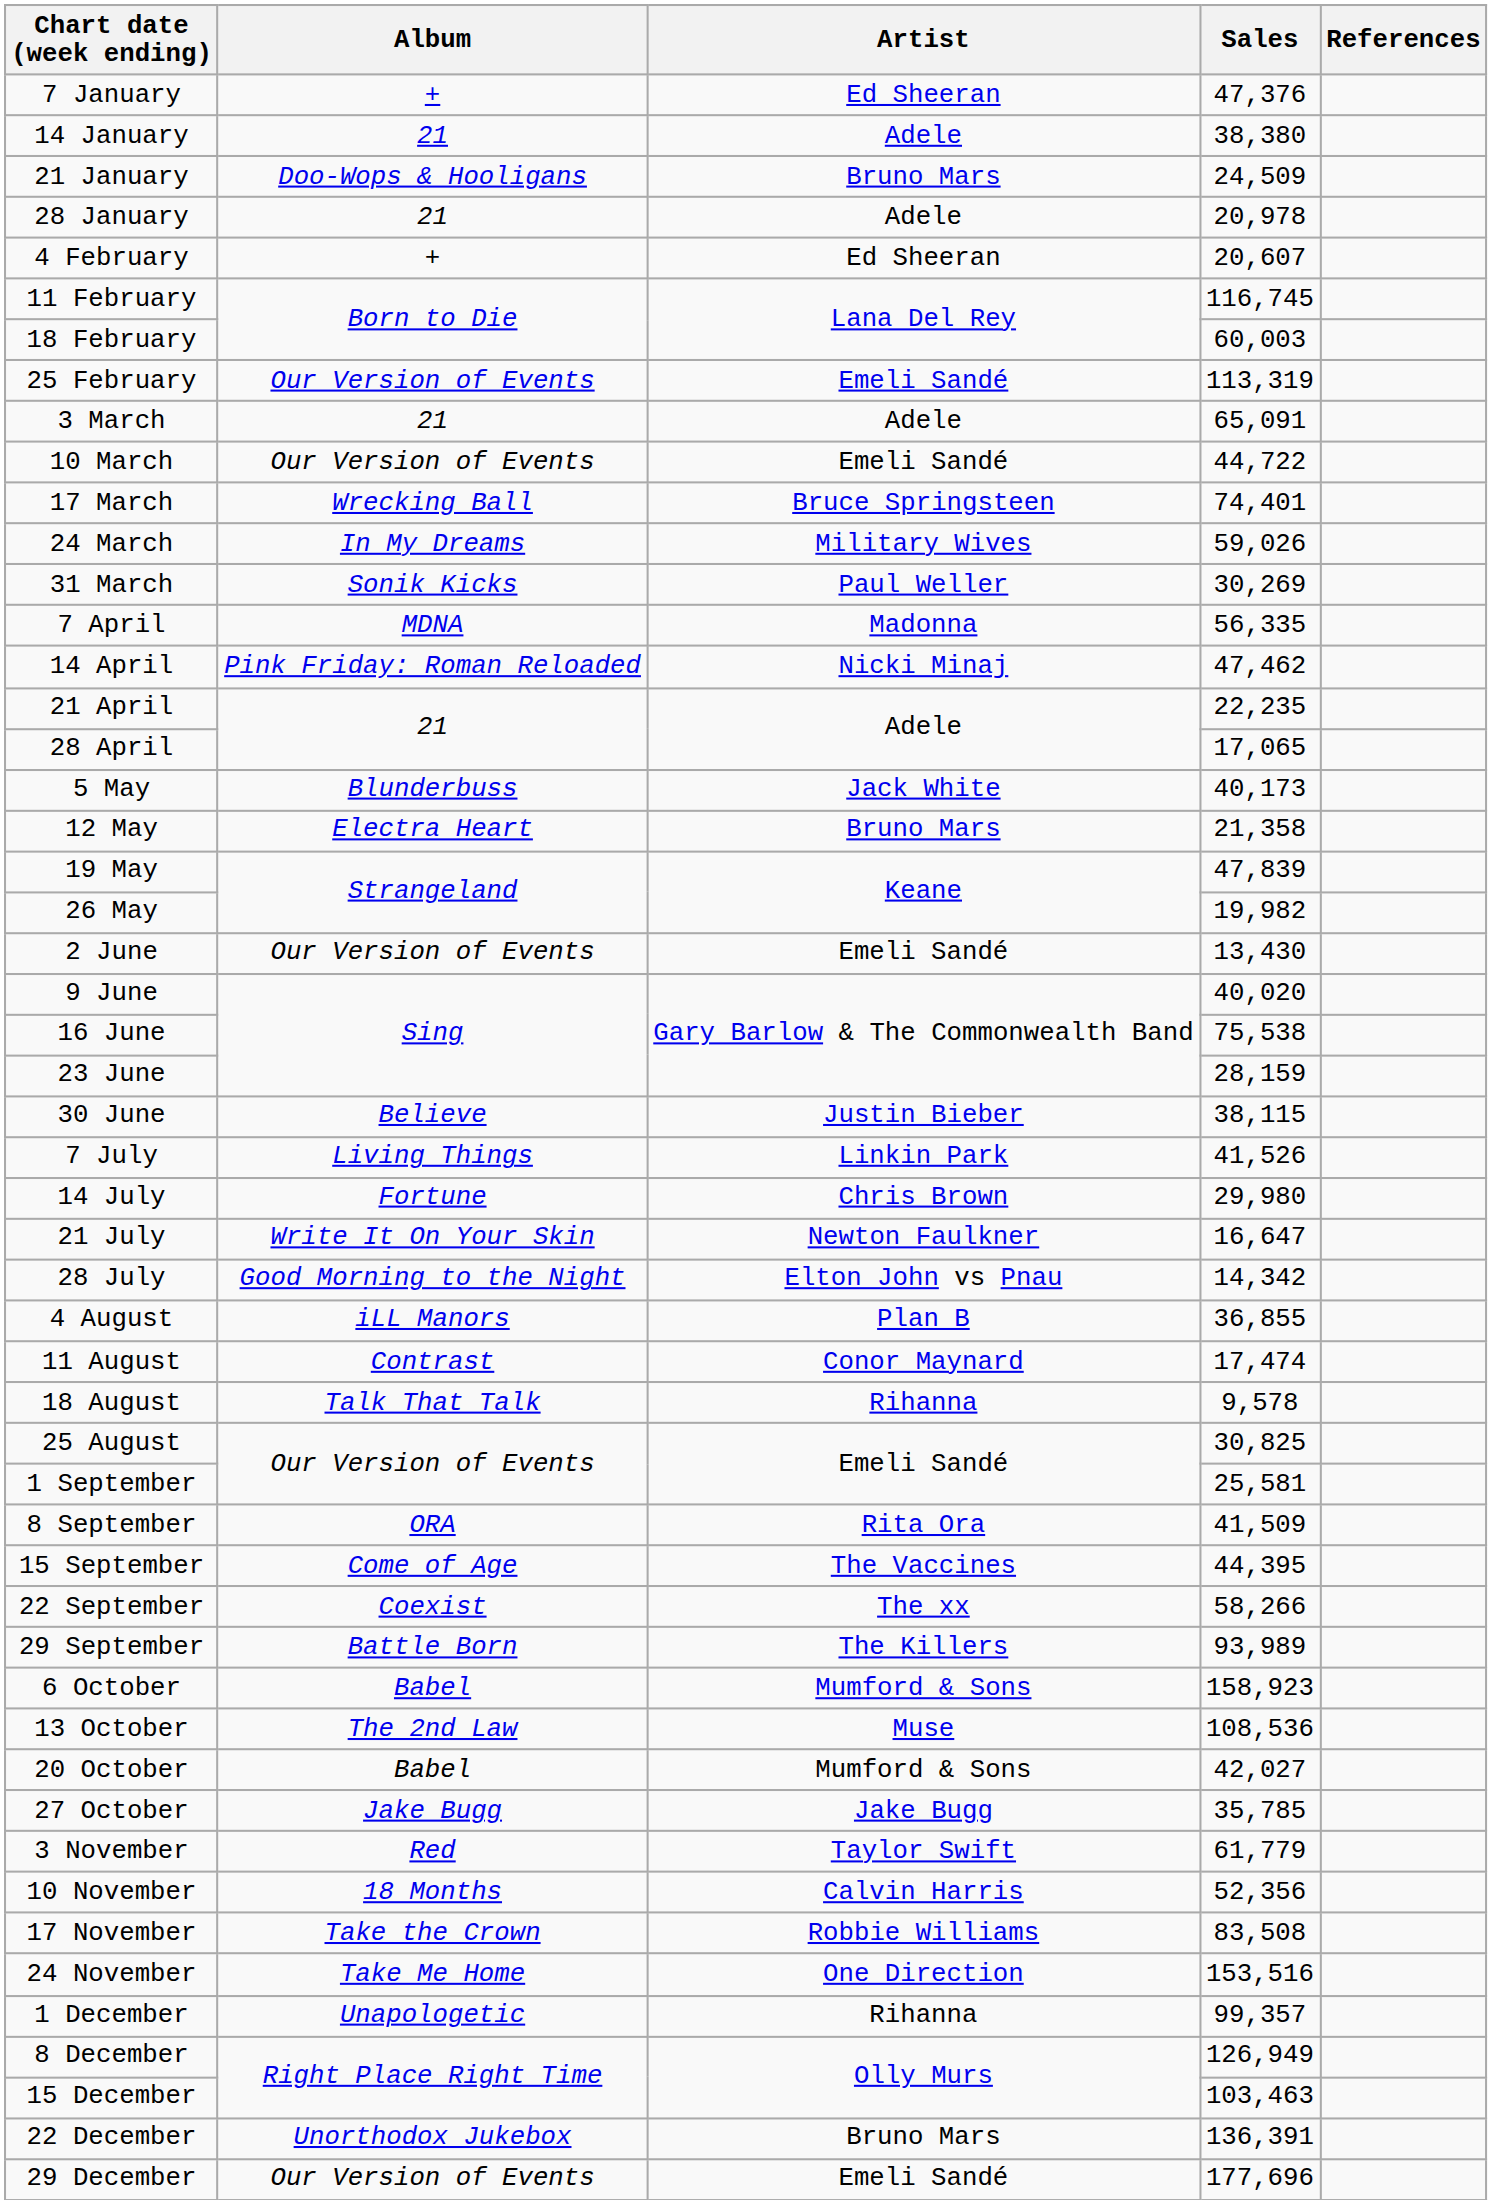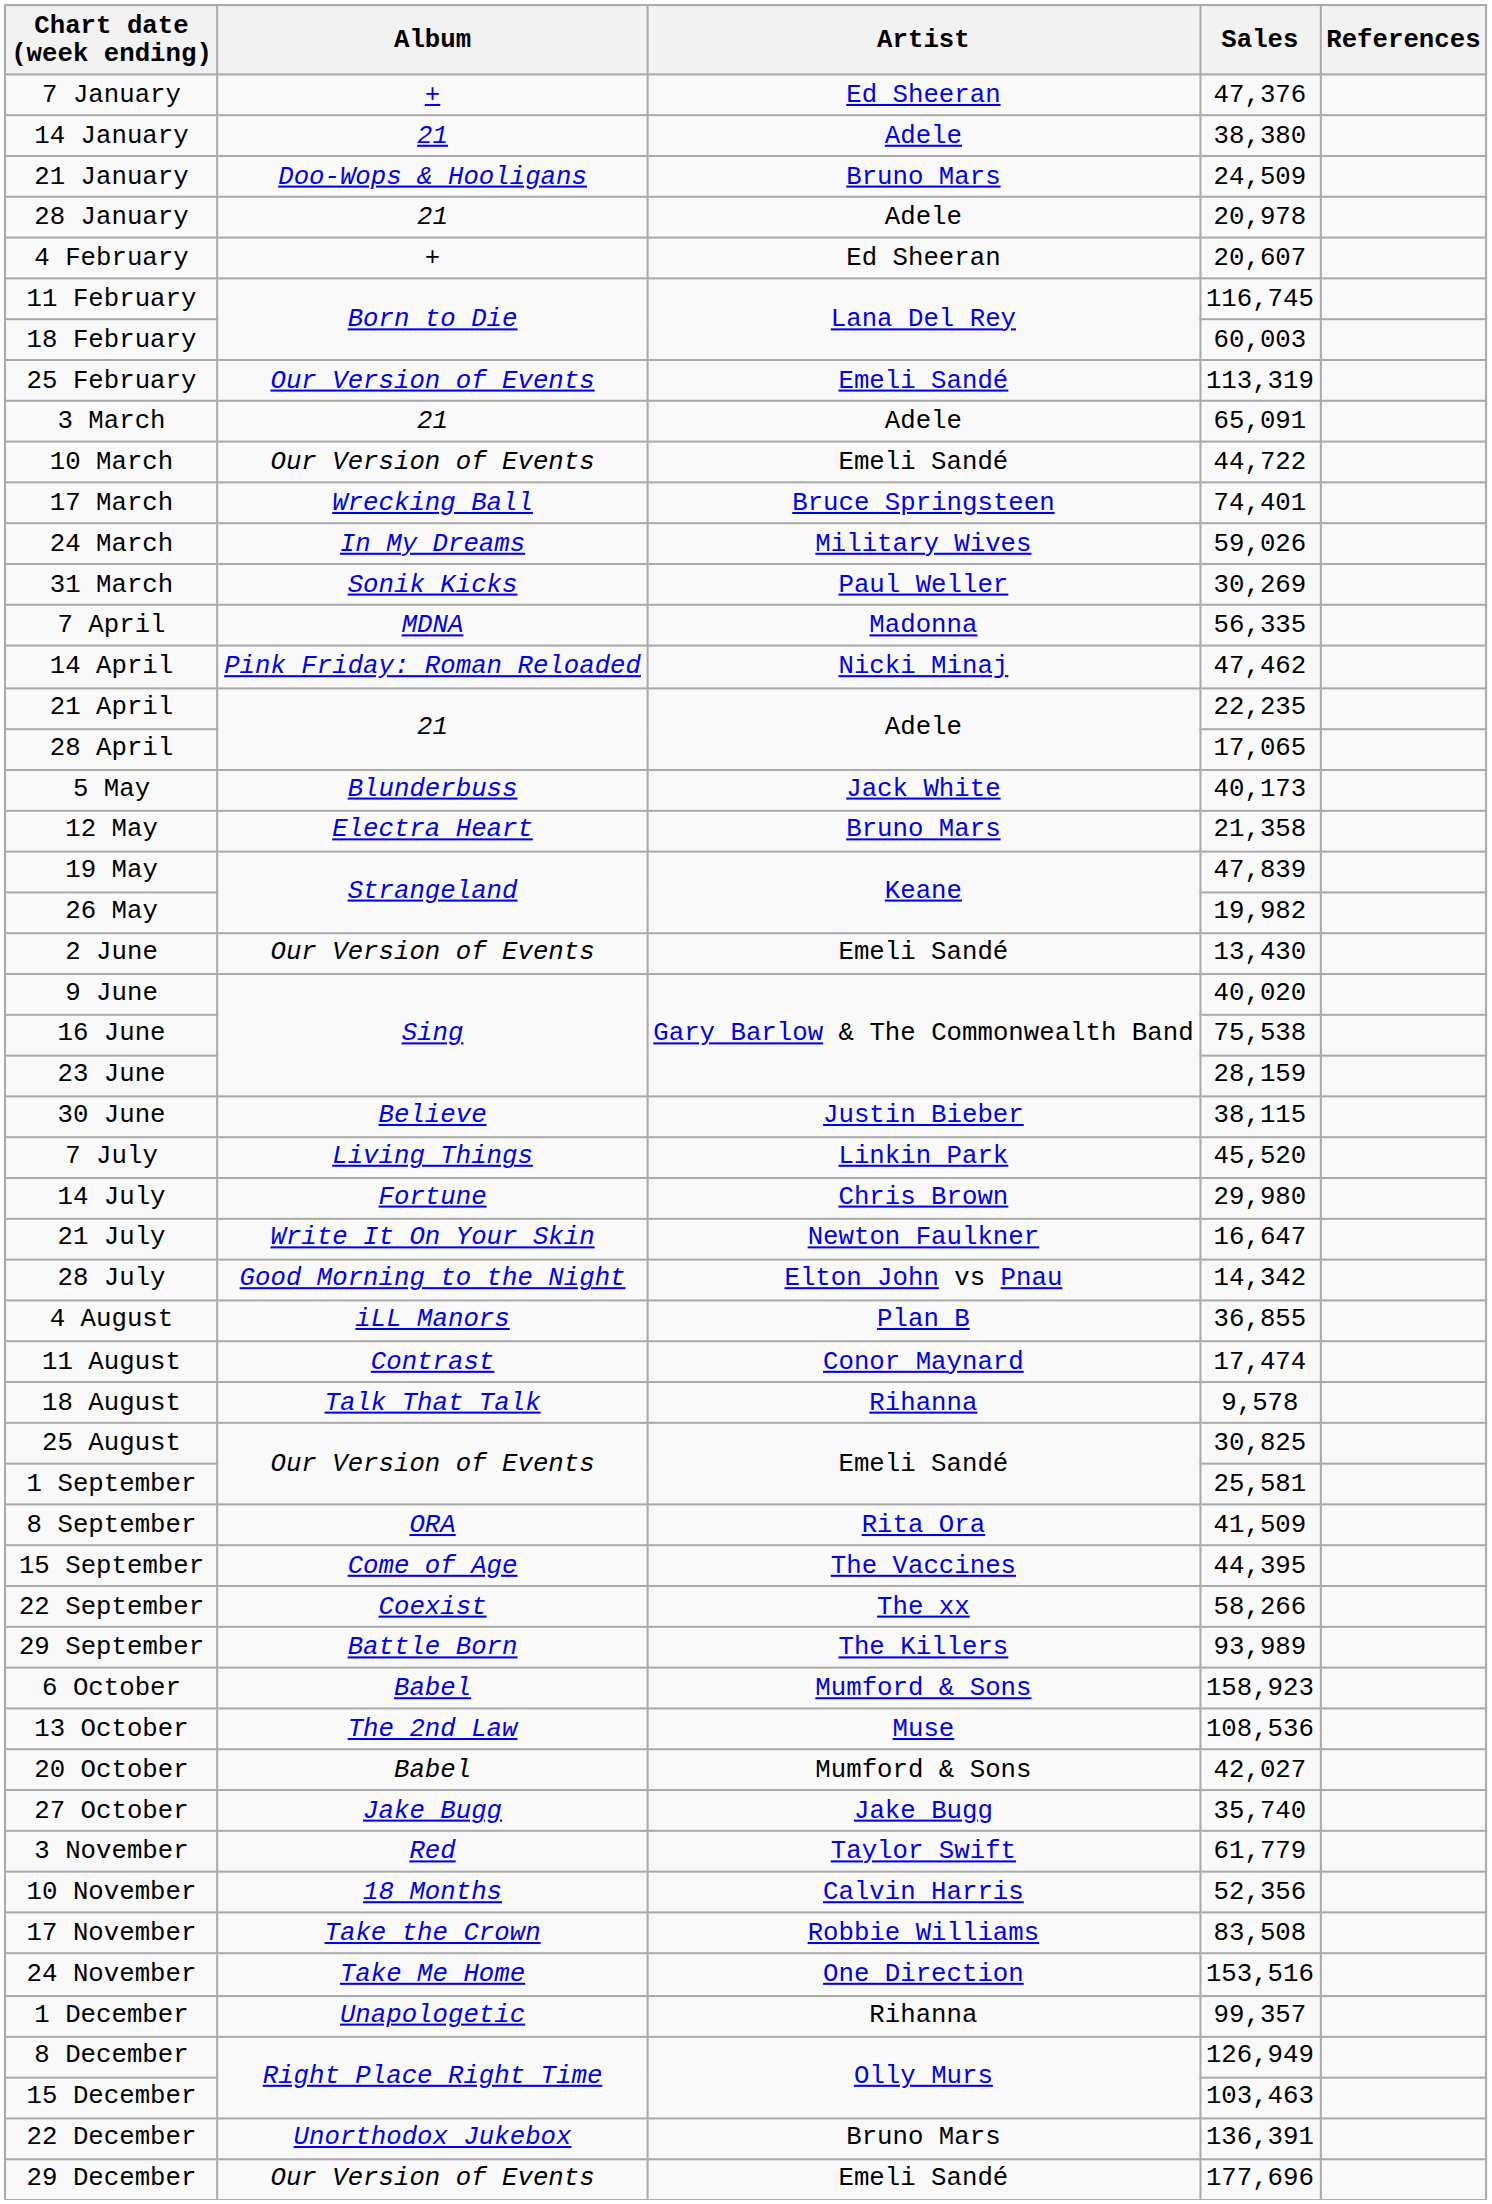(1260, 1157) 41,526 -> (1260, 1157) 45,520
(1260, 1811) 35,785 -> (1260, 1811) 35,740
